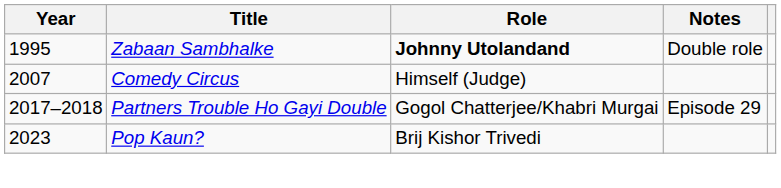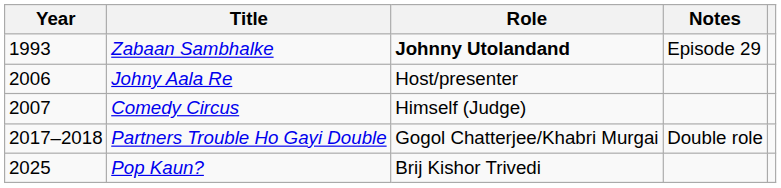(30, 49) 1995 -> (30, 49) 1993
(715, 49) Double role -> (714, 49) Episode 29
+ row: (172, 78)
(714, 108) Episode 29 -> (715, 138) Double role
(30, 138) 2023 -> (30, 167) 2025
